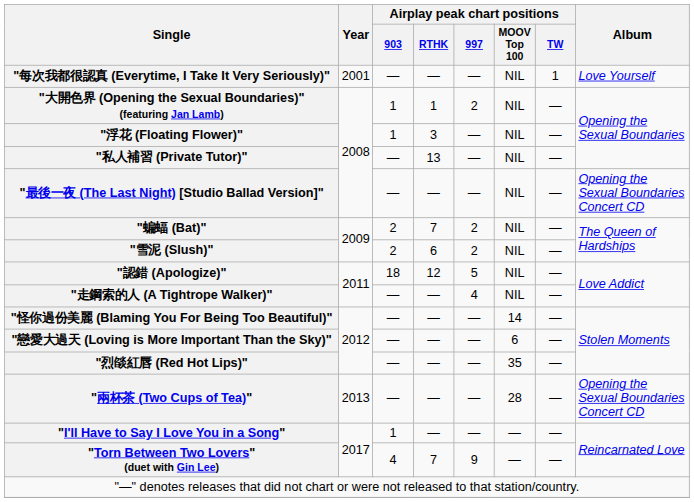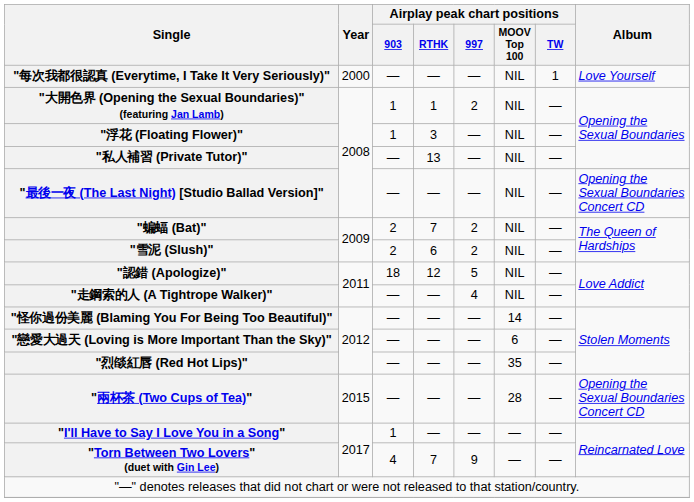(356, 76) 2001 -> (356, 76) 2000
(356, 398) 2013 -> (356, 398) 2015
